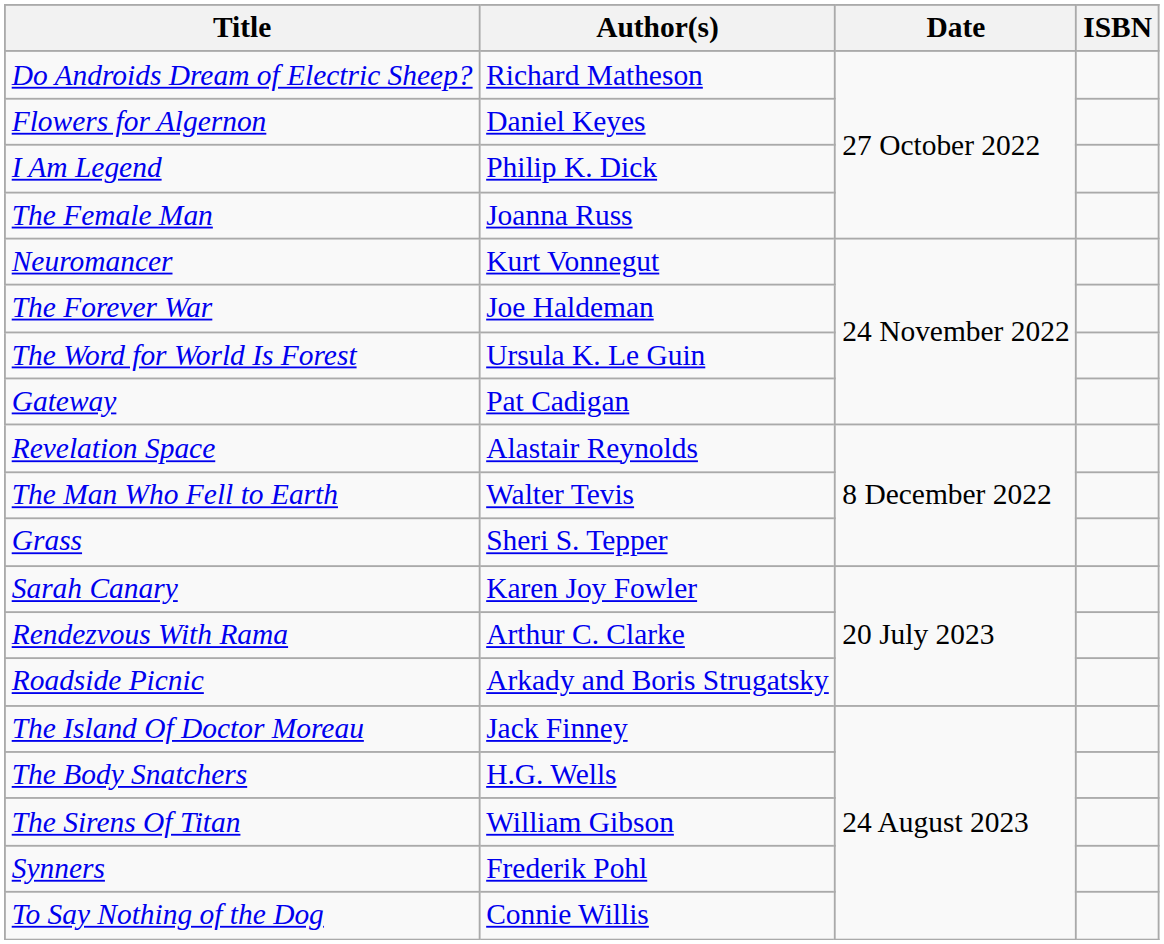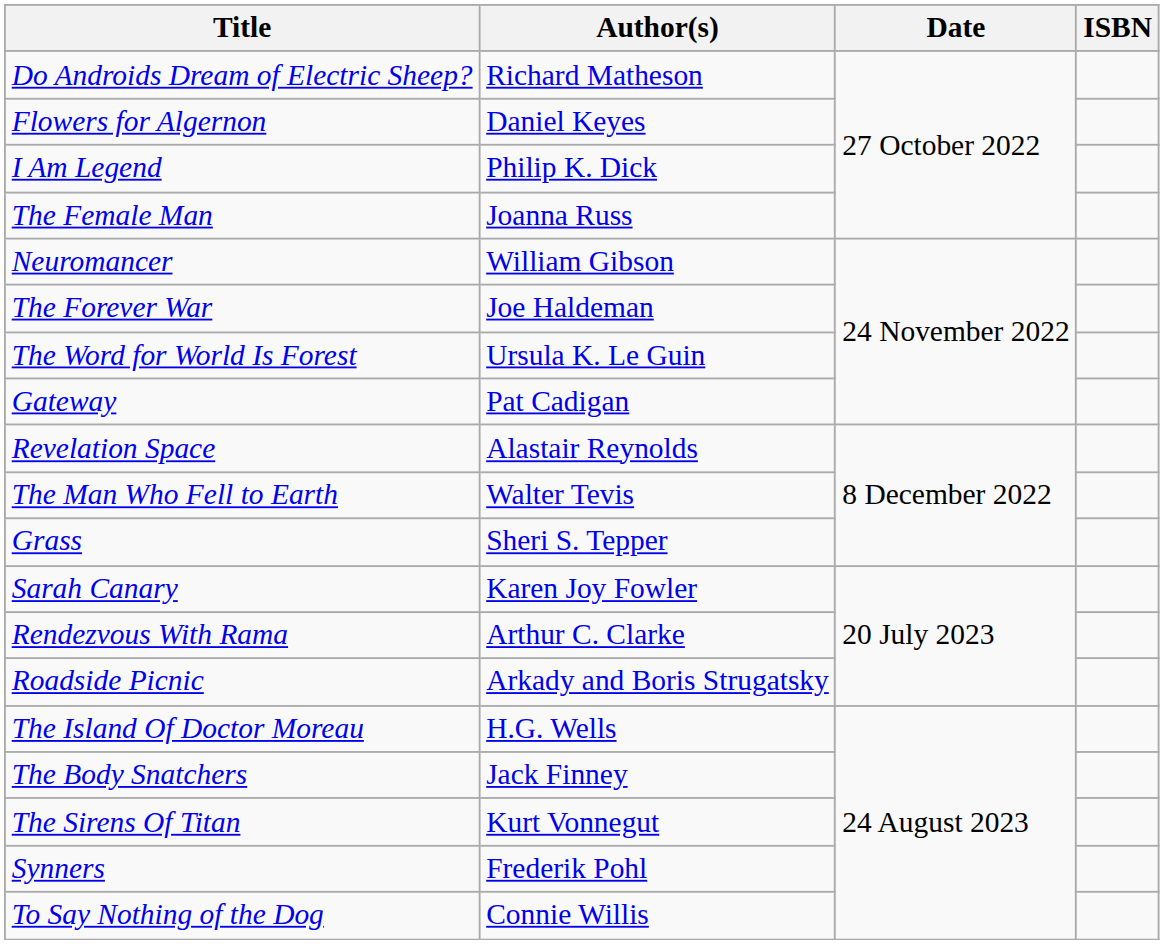(573, 261) Kurt Vonnegut -> (580, 261) William Gibson
(557, 728) Jack Finney -> (551, 728) H.G. Wells
(551, 774) H.G. Wells -> (557, 774) Jack Finney
(580, 821) William Gibson -> (573, 821) Kurt Vonnegut
